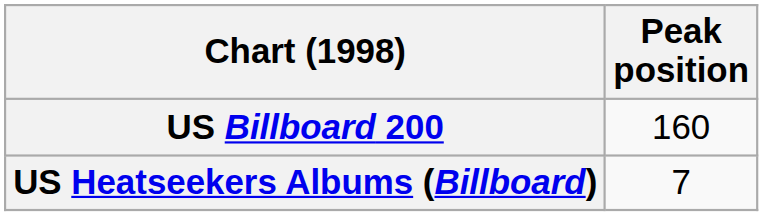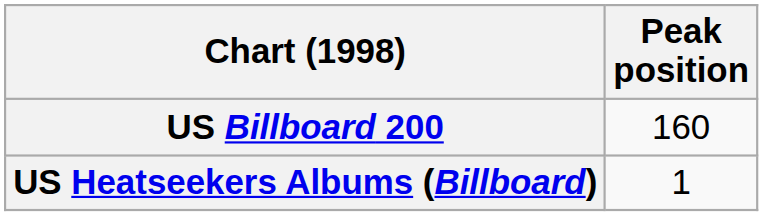(681, 182) 7 -> (681, 182) 1
